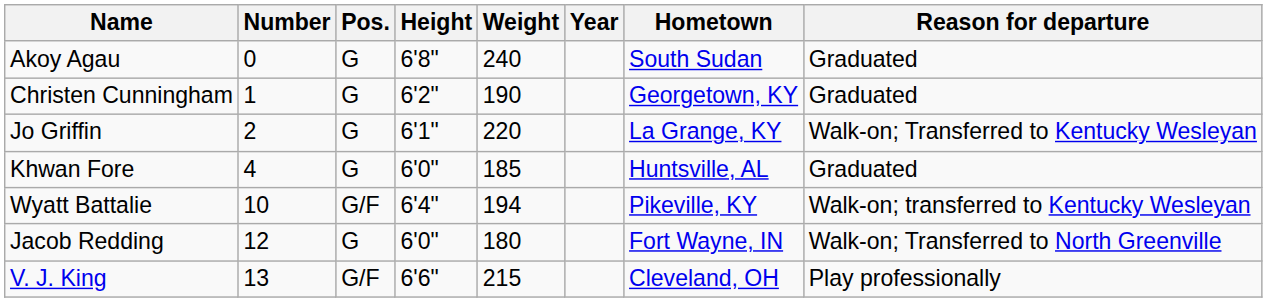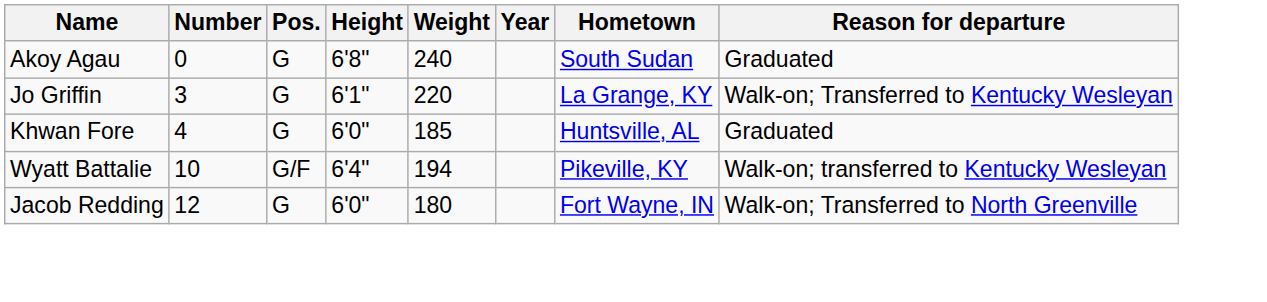- row: (121, 95)
(250, 132) 2 -> (181, 95) 3
- row: (58, 278)
